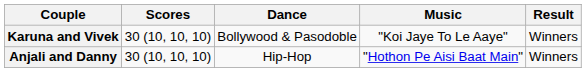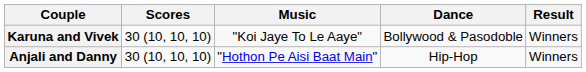columns swapped: (287, 15) <-> (443, 15)
